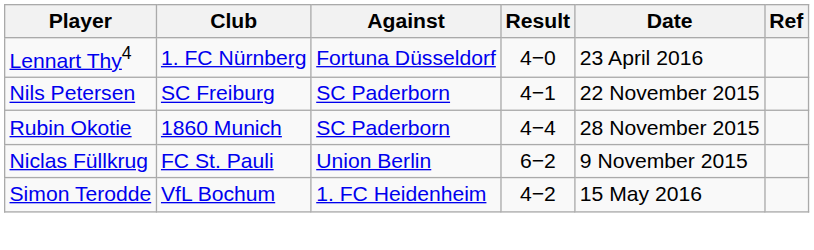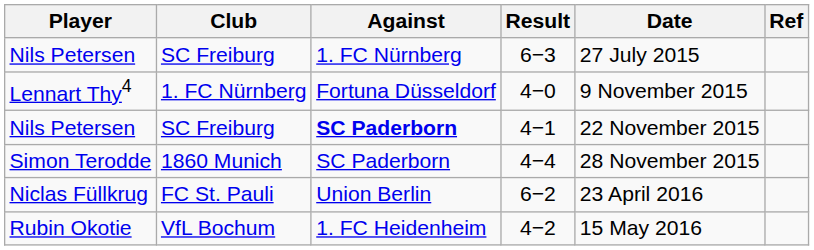+ row: (538, 54)
(641, 57) 23 April 2016 -> (664, 91) 9 November 2015
(383, 93) normal -> (387, 127) bold
(71, 127) Rubin Okotie -> (80, 160) Simon Terodde
(664, 160) 9 November 2015 -> (641, 194) 23 April 2016
(80, 194) Simon Terodde -> (71, 227) Rubin Okotie
